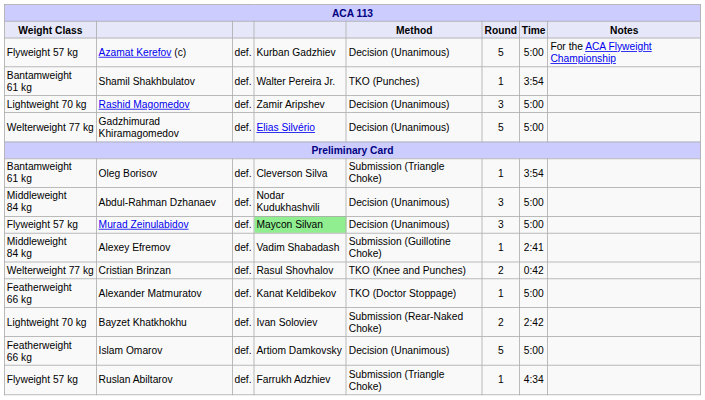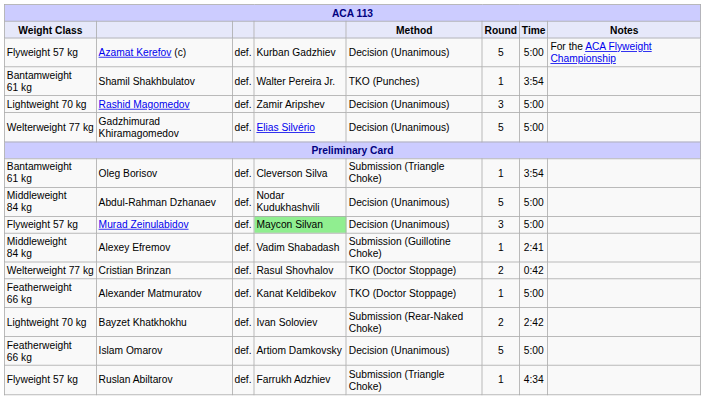(501, 202) 3 -> (501, 202) 5
(407, 270) TKO (Knee and Punches) -> (403, 270) TKO (Doctor Stoppage)
